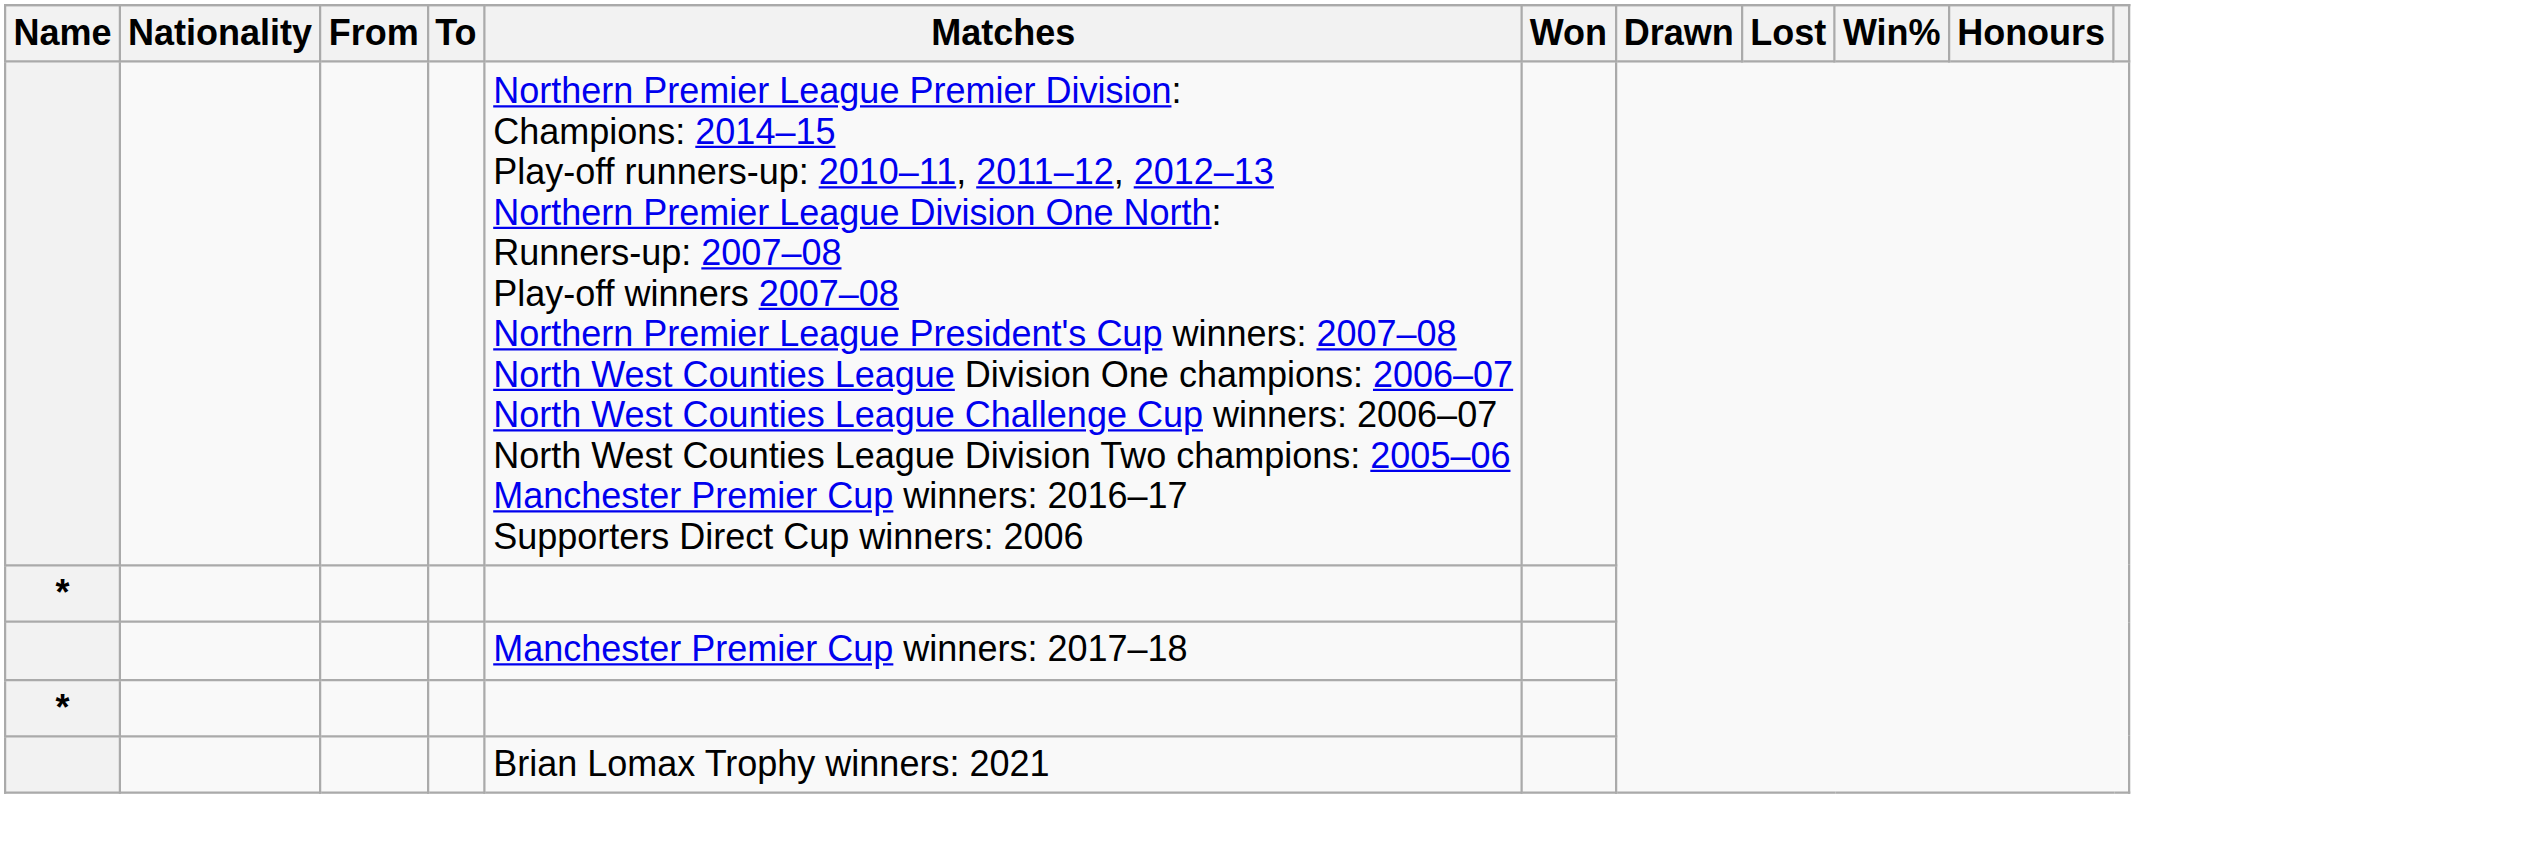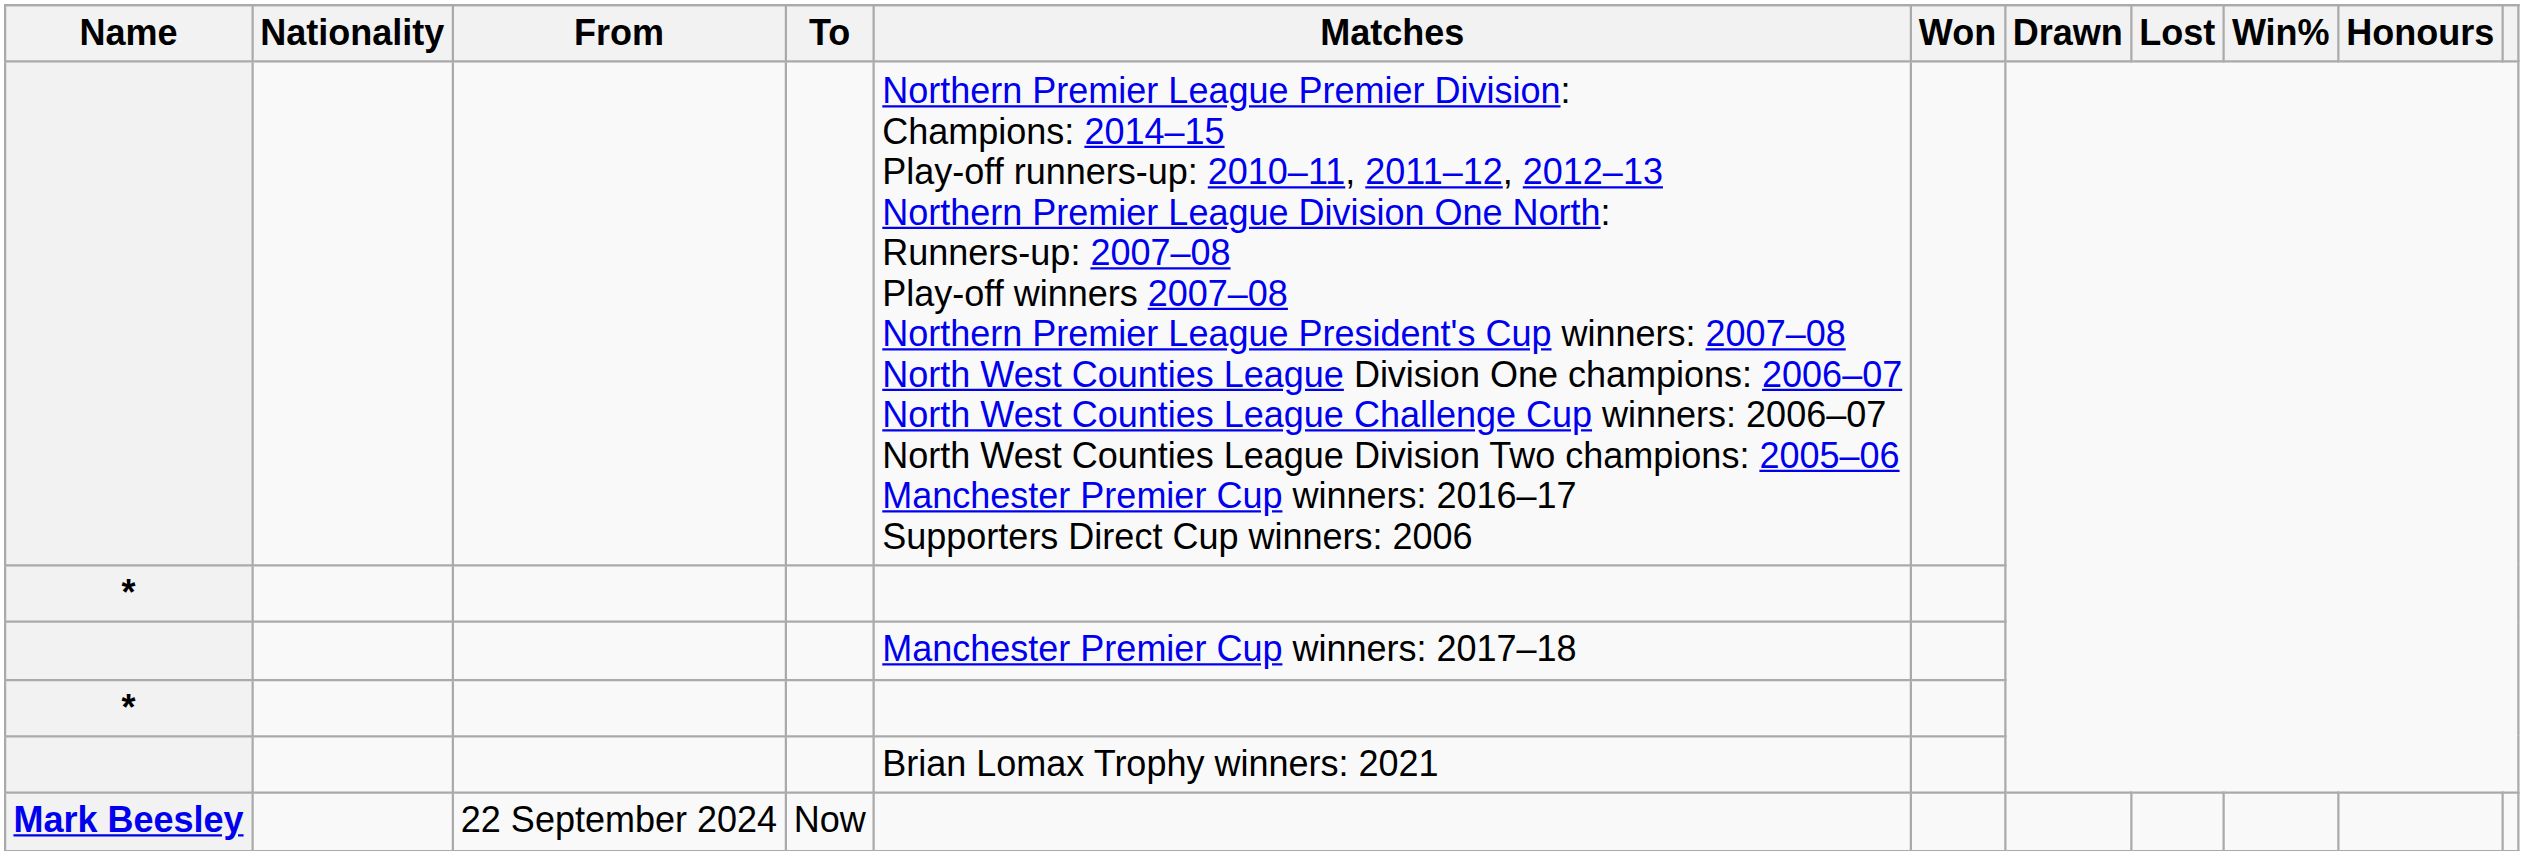+ row: (129, 821)
